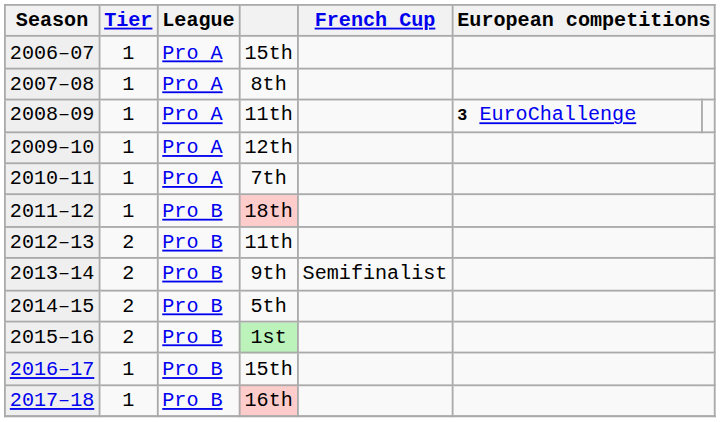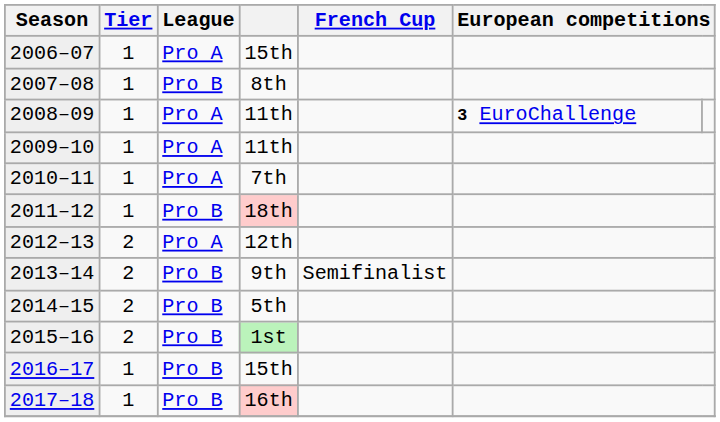(192, 84) Pro A -> (192, 84) Pro B
(269, 148) 12th -> (269, 148) 11th
(192, 243) Pro B -> (192, 243) Pro A
(269, 243) 11th -> (269, 243) 12th
